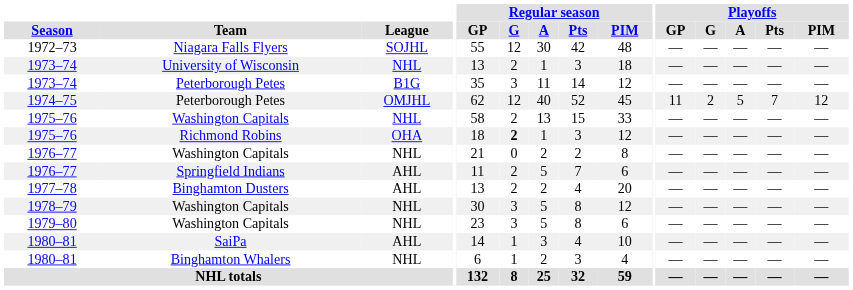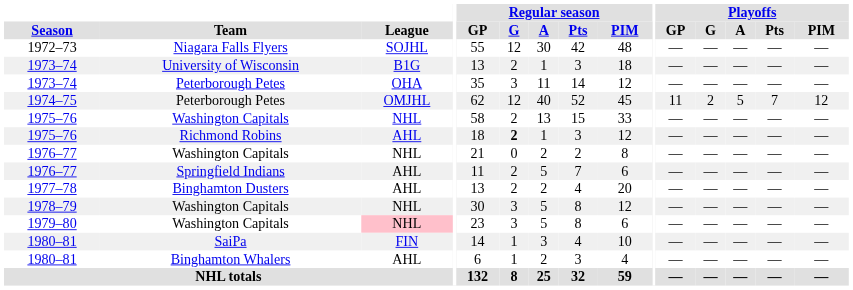(407, 65) NHL -> (407, 65) B1G
(407, 83) B1G -> (407, 83) OHA
(407, 136) OHA -> (407, 136) AHL
(407, 224) no background -> (407, 224) pink background
(407, 241) AHL -> (407, 241) FIN
(407, 259) NHL -> (407, 259) AHL
